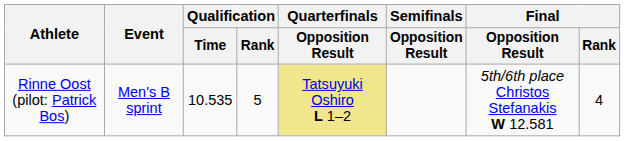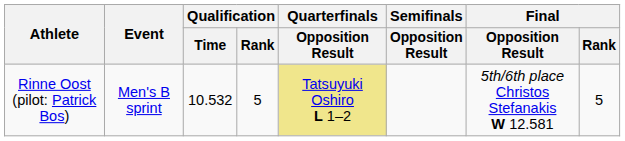(210, 100) 10.535 -> (210, 100) 10.532
(599, 100) 4 -> (599, 100) 5
